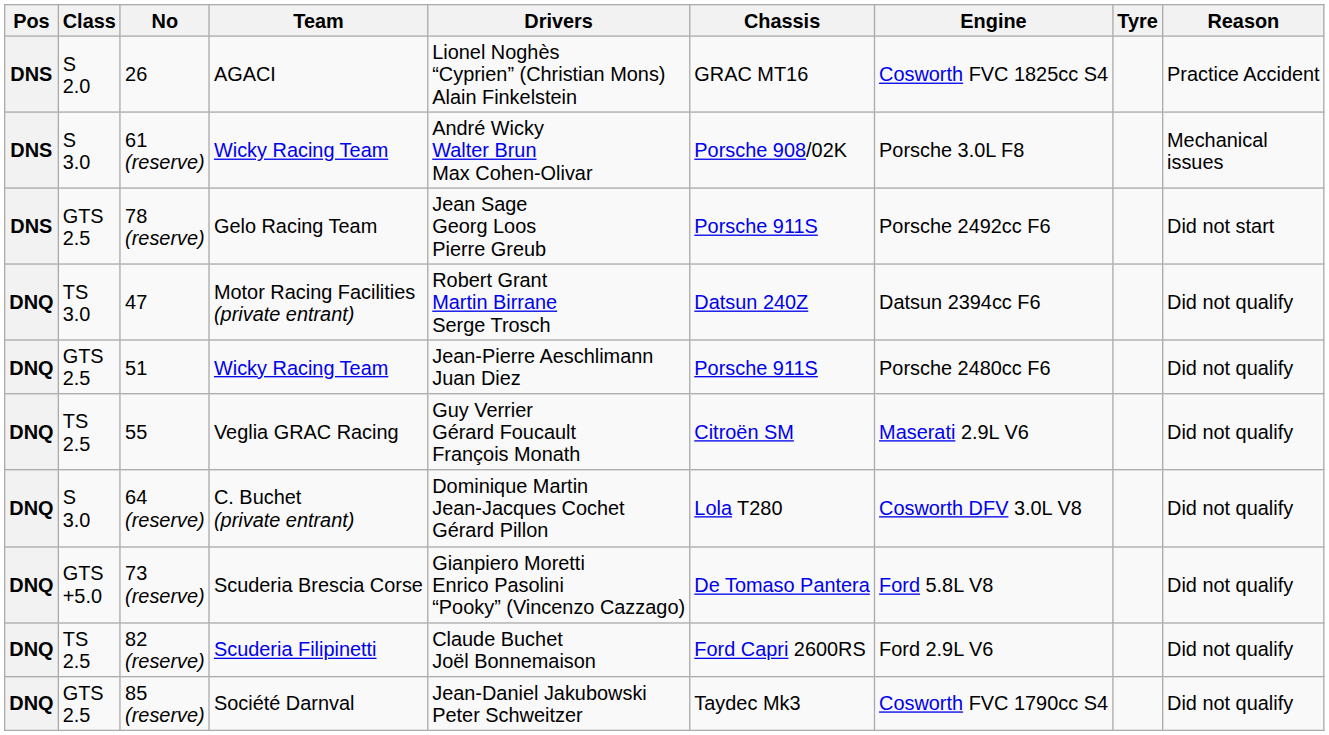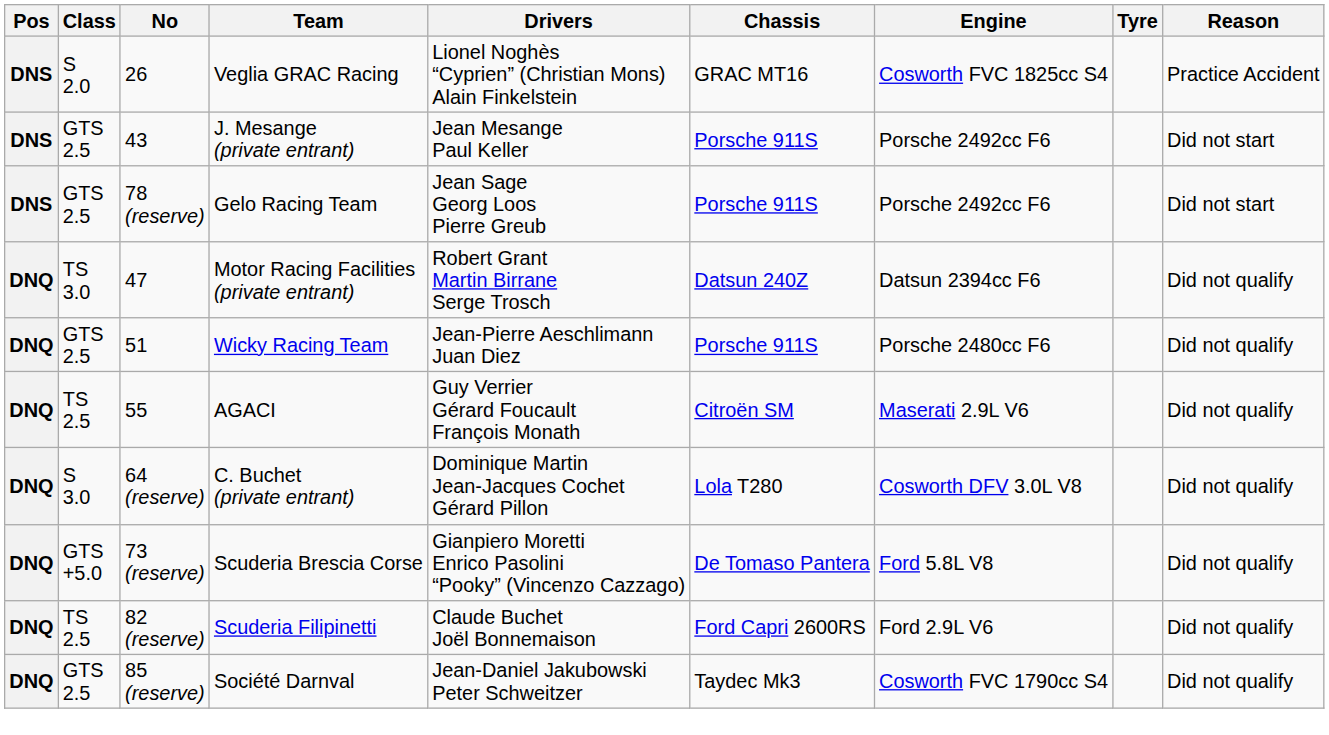(245, 74) AGACI -> (306, 74) Veglia GRAC Racing
+ row: (136, 139)
- row: (165, 150)
(306, 432) Veglia GRAC Racing -> (245, 410) AGACI
